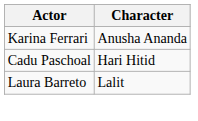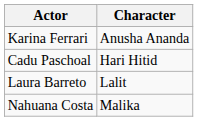+ row: (51, 104)
